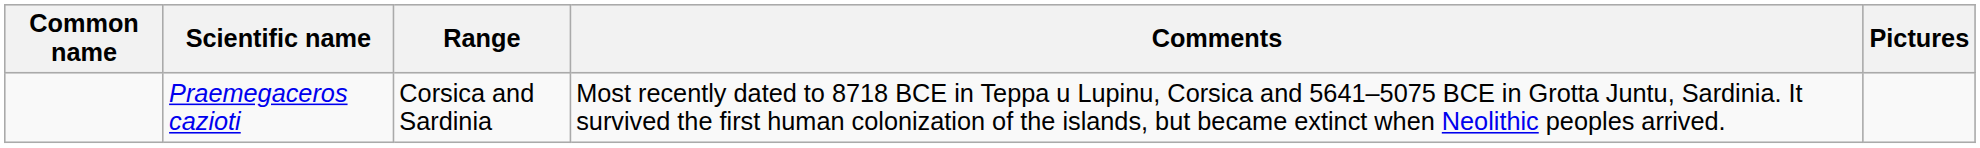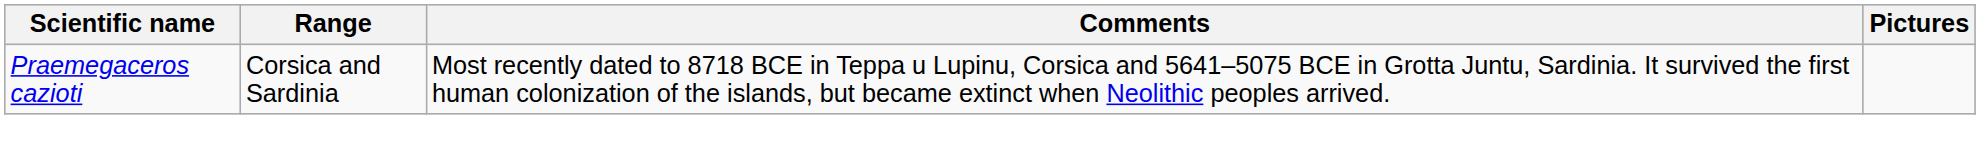- column: (84, 38)
